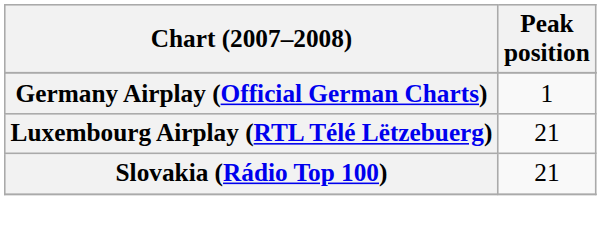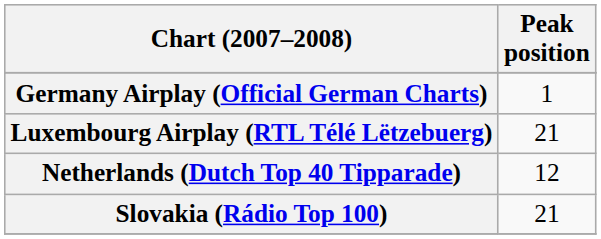+ row: (251, 173)
